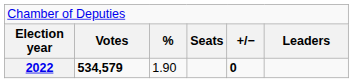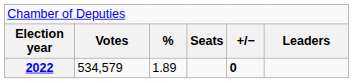(100, 68) bold -> (100, 68) normal
(164, 68) 1.90 -> (164, 68) 1.89
